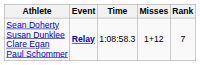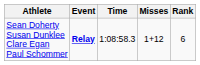(183, 40) 7 -> (183, 40) 6
